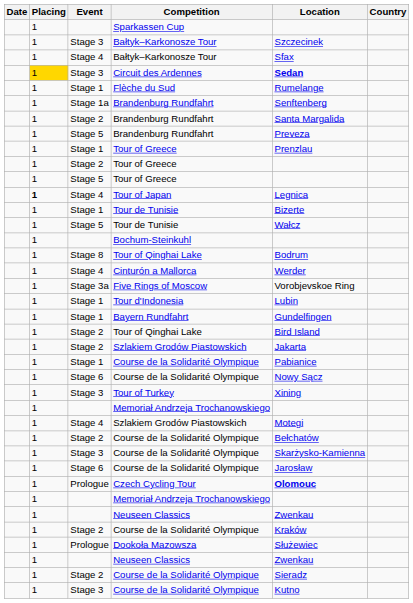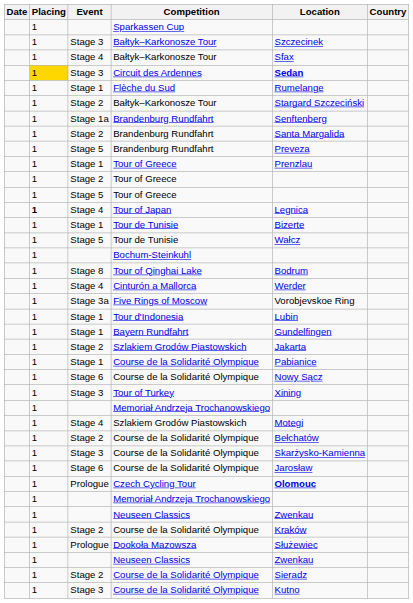+ row: (87, 103)
- row: (87, 331)
